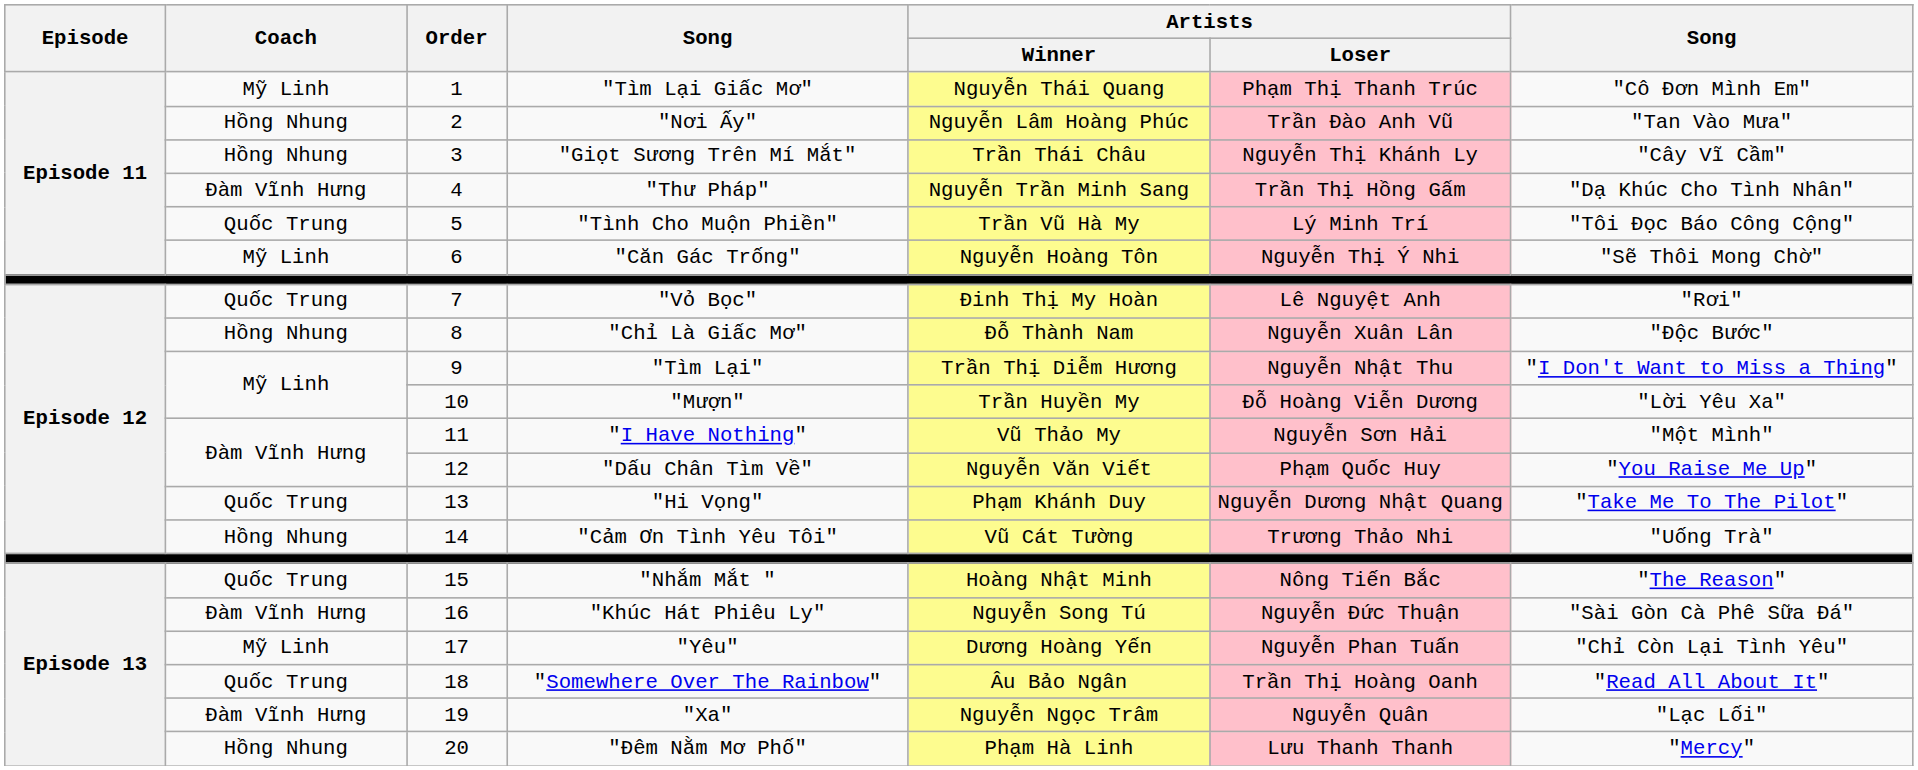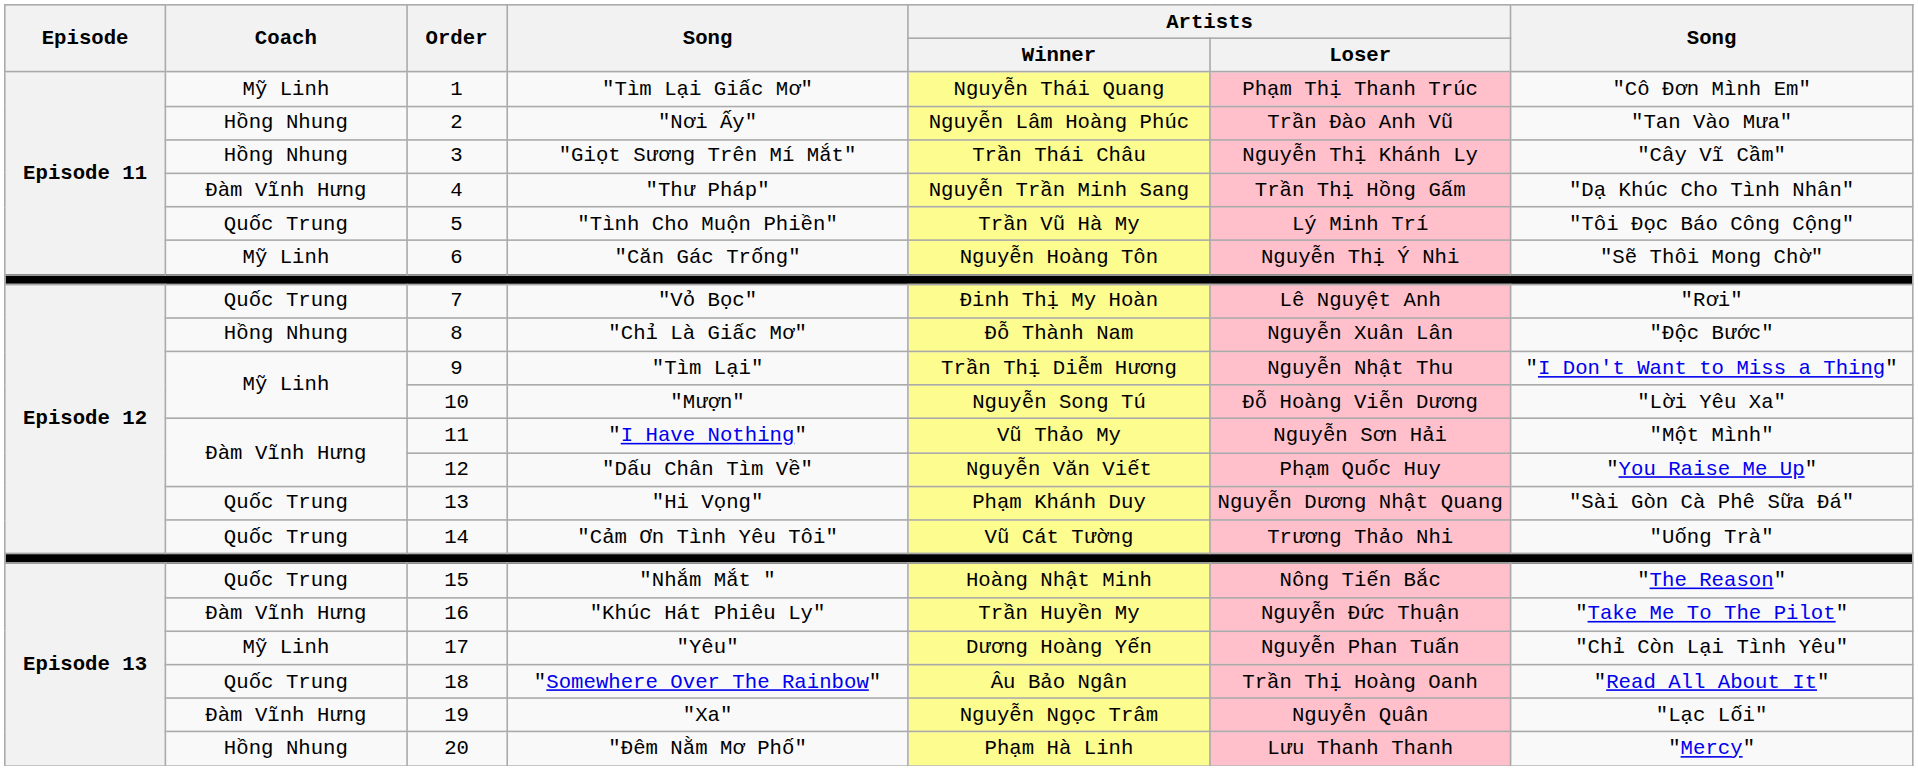(1059, 402) Trần Huyền My -> (1059, 402) Nguyễn Song Tú
(1712, 503) "Take Me To The Pilot" -> (1712, 503) "Sài Gòn Cà Phê Sữa Đá"
(286, 537) Hồng Nhung -> (286, 537) Quốc Trung
(1059, 614) Nguyễn Song Tú -> (1059, 614) Trần Huyền My
(1712, 614) "Sài Gòn Cà Phê Sữa Đá" -> (1712, 614) "Take Me To The Pilot"
